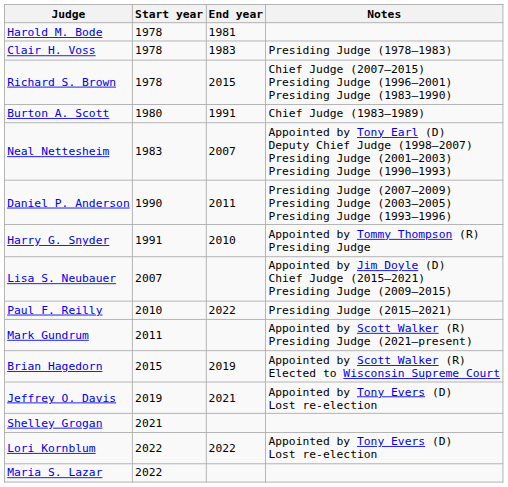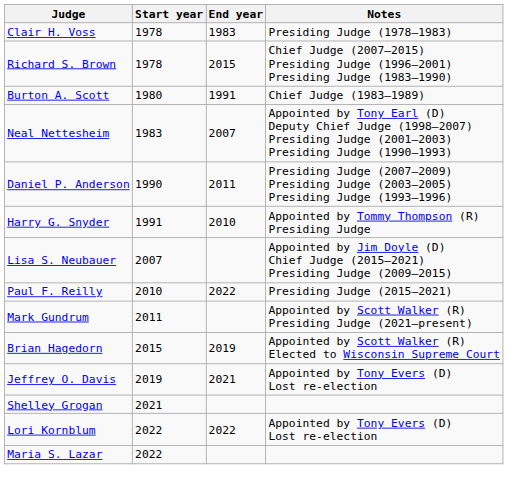- row: (55, 32)
